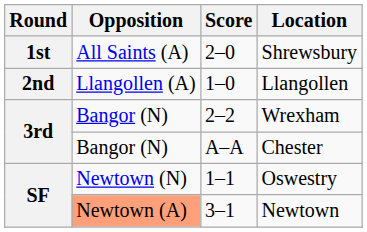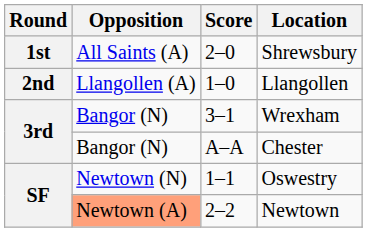(220, 115) 2–2 -> (220, 115) 3–1
(220, 210) 3–1 -> (220, 210) 2–2
